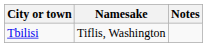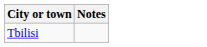- column: (121, 14)
